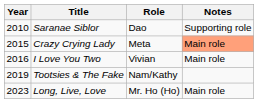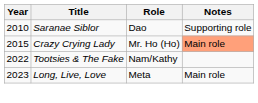(139, 43) Meta -> (154, 43) Mr. Ho (Ho)
- row: (67, 59)
(18, 75) 2019 -> (18, 59) 2022
(154, 91) Mr. Ho (Ho) -> (139, 75) Meta
